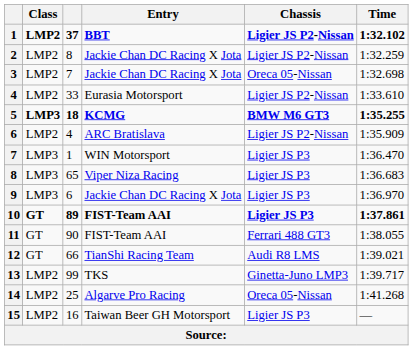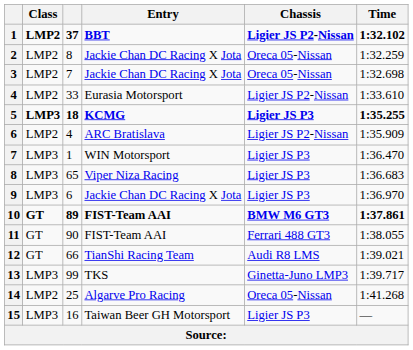(298, 54) Ligier JS P2-Nissan -> (290, 54) Oreca 05-Nissan
(288, 114) BMW M6 GT3 -> (280, 114) Ligier JS P3
(280, 214) Ligier JS P3 -> (288, 214) BMW M6 GT3
(42, 275) LMP2 -> (42, 275) LMP3
(42, 315) LMP2 -> (42, 315) LMP3
